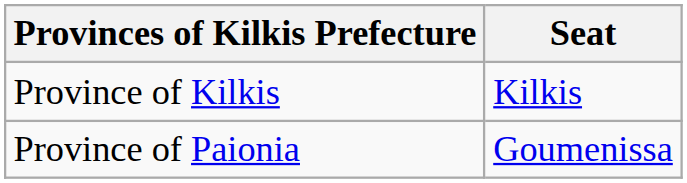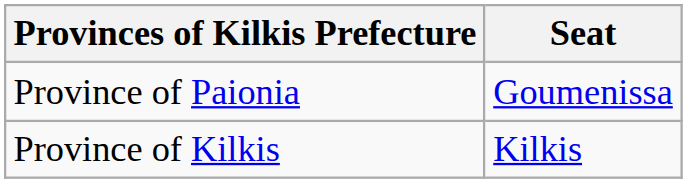rows swapped: (147, 90) <-> (157, 148)
